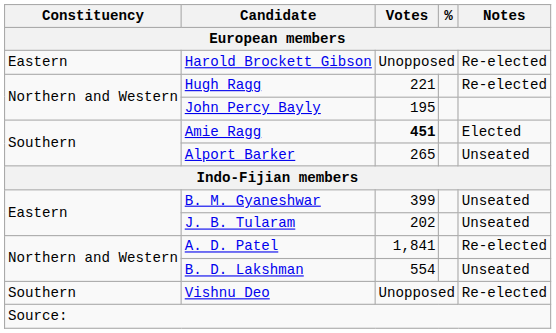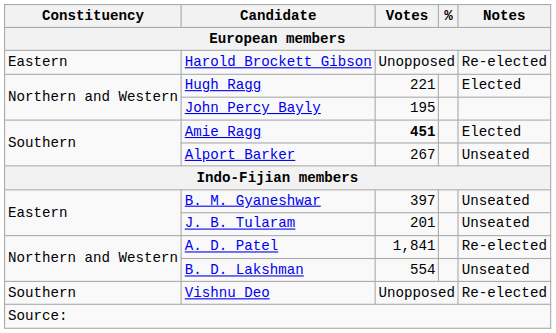(504, 85) Re-elected -> (492, 85) Elected
(423, 155) 265 -> (423, 155) 267
(423, 201) 399 -> (423, 201) 397
(423, 224) 202 -> (423, 224) 201
